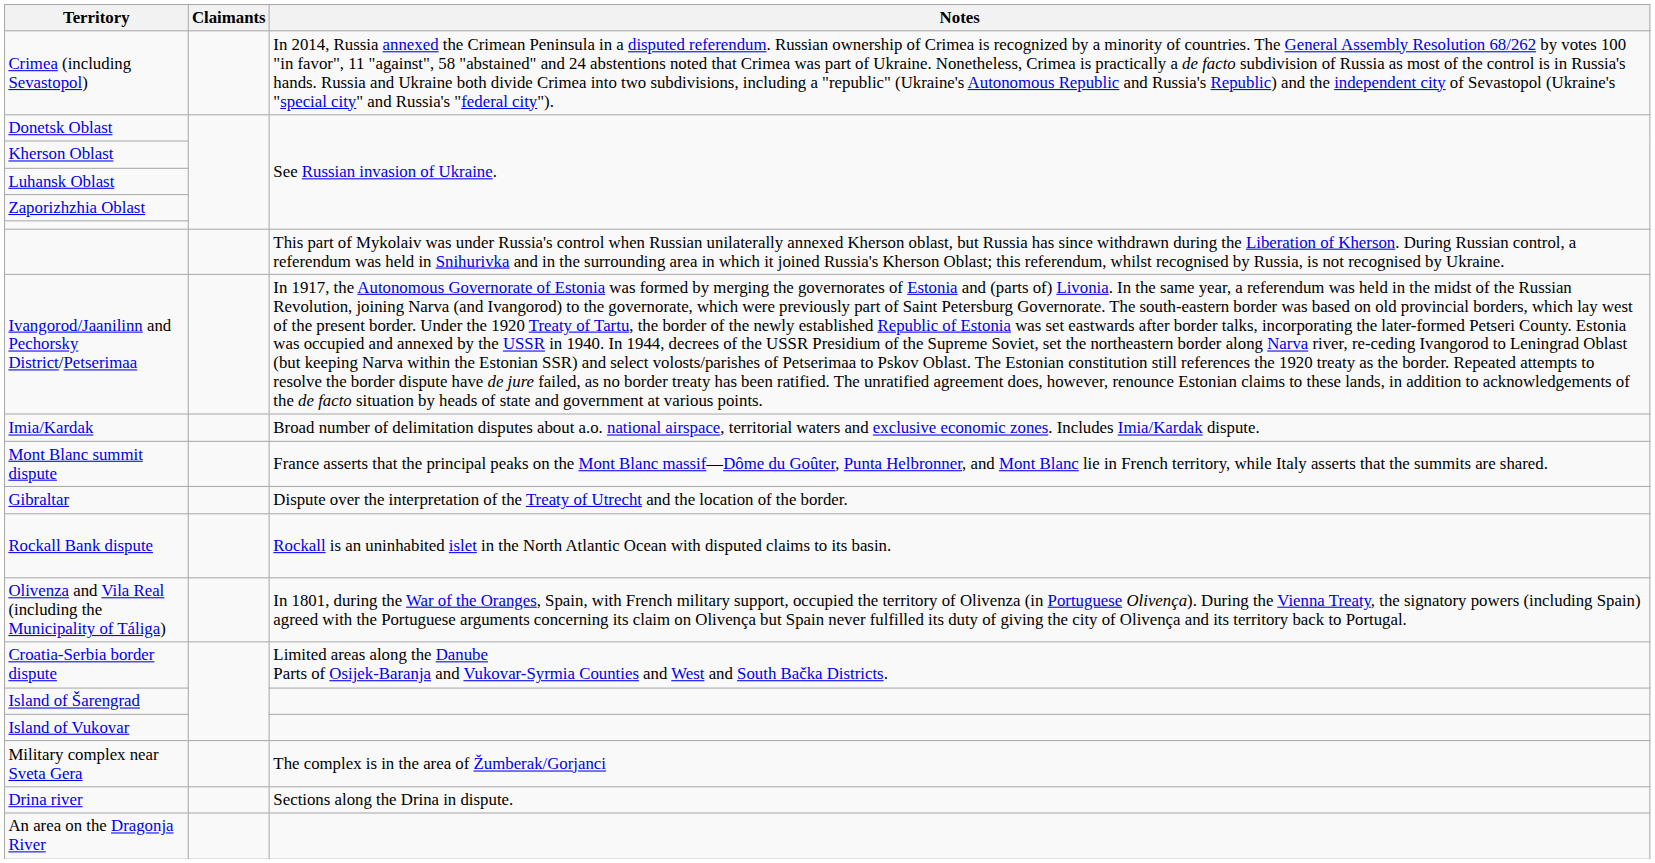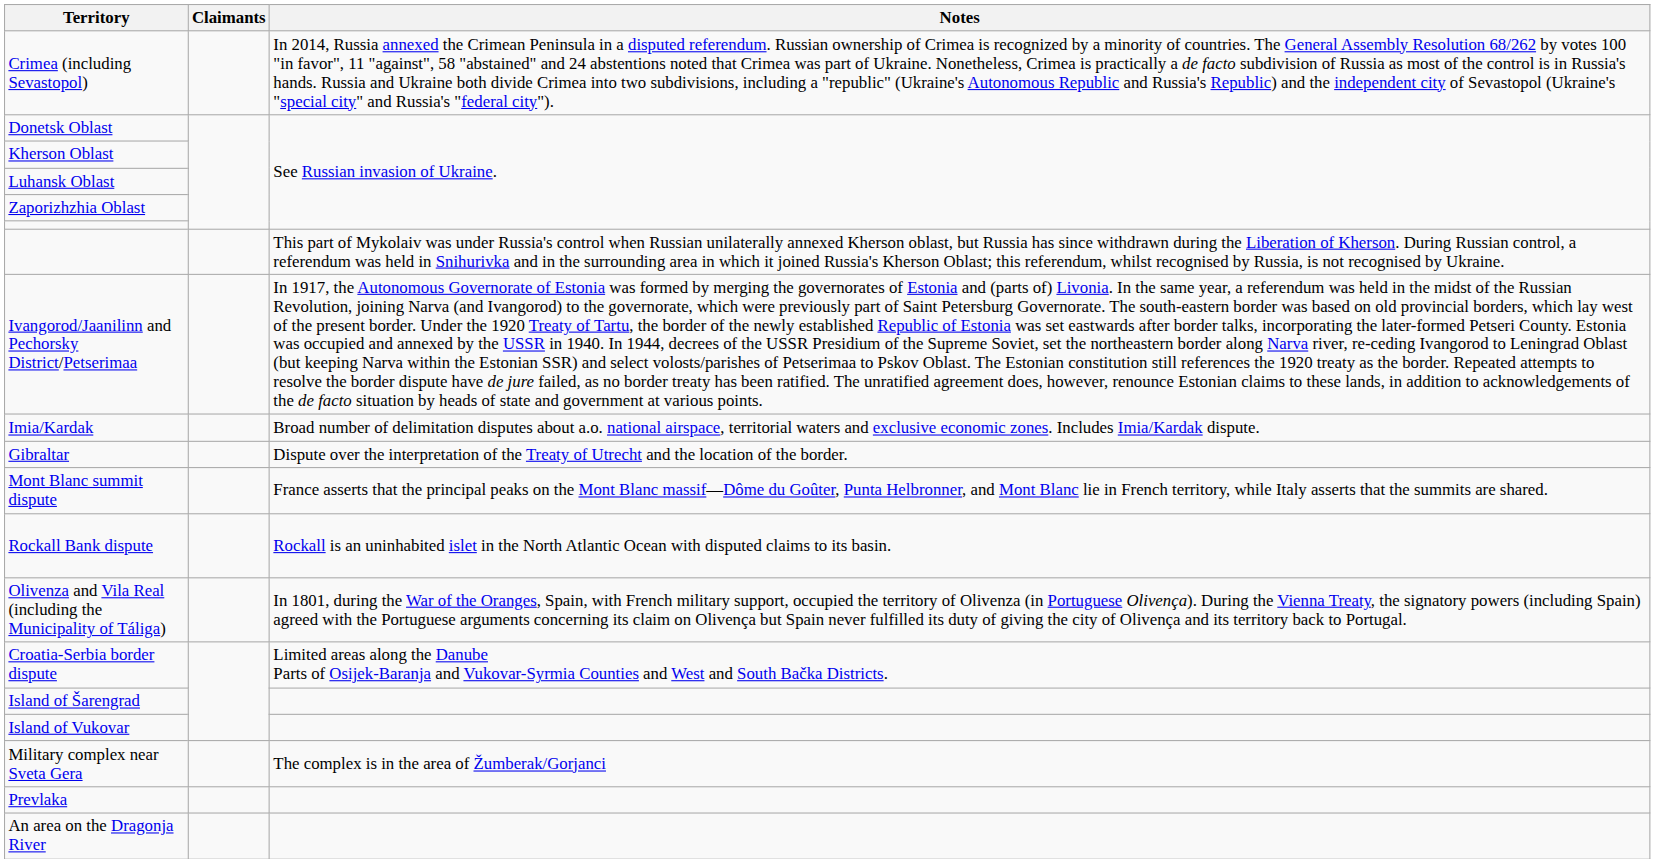rows swapped: (76, 463) <-> (39, 499)
- row: (45, 799)
+ row: (38, 799)
